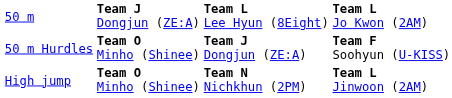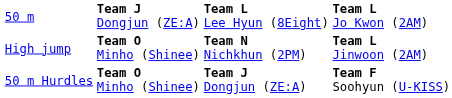rows swapped: (49, 48) <-> (38, 80)
